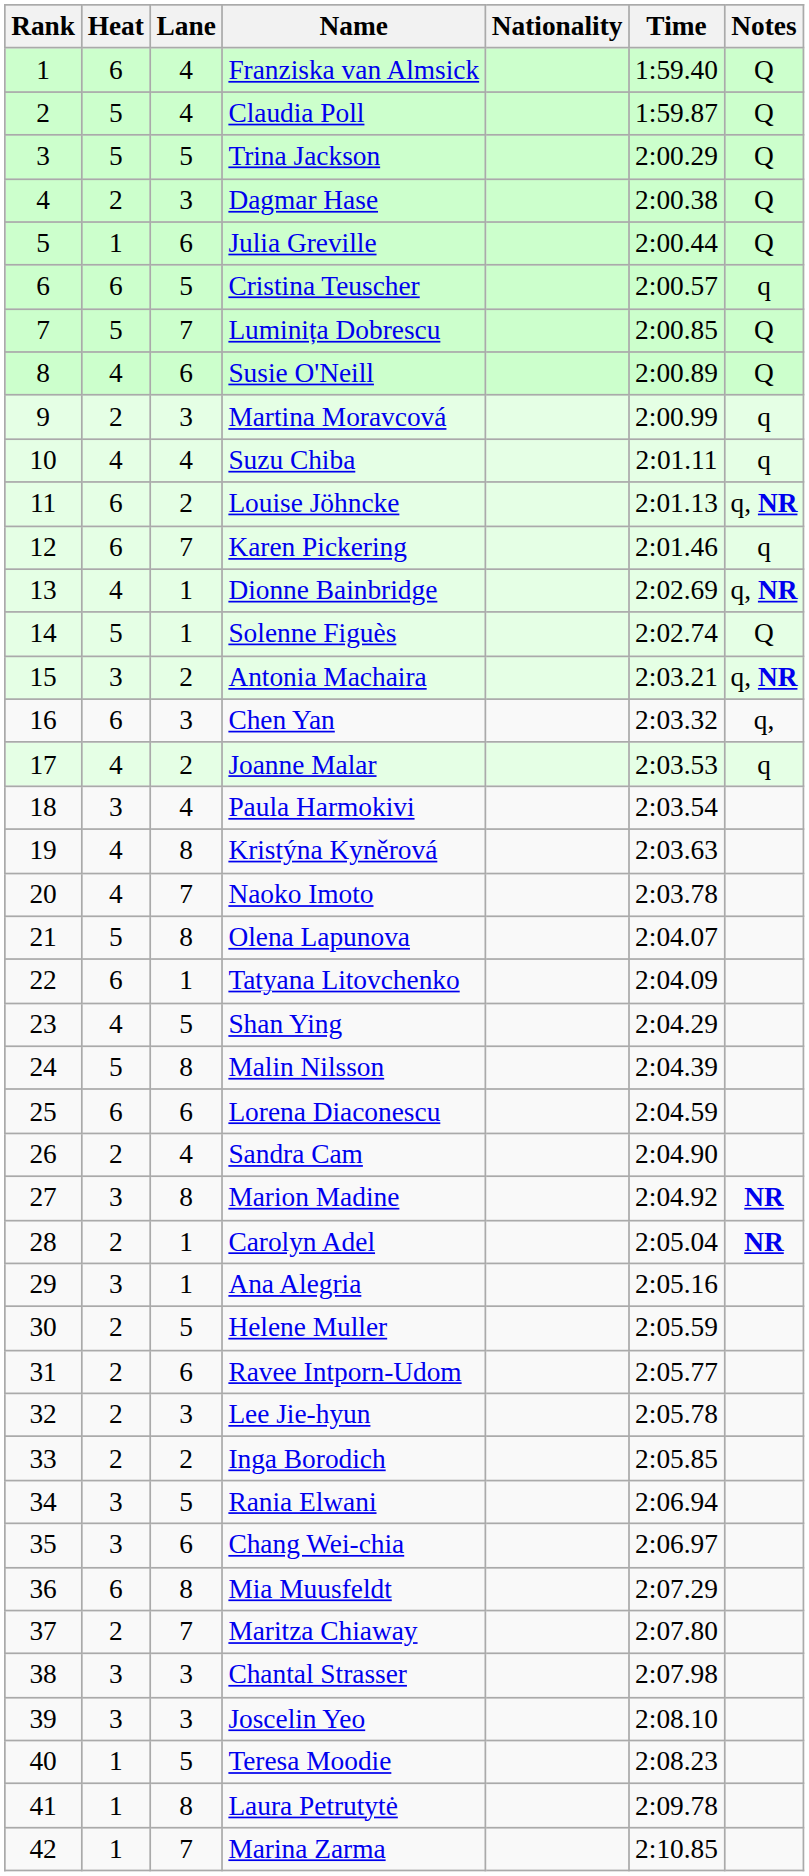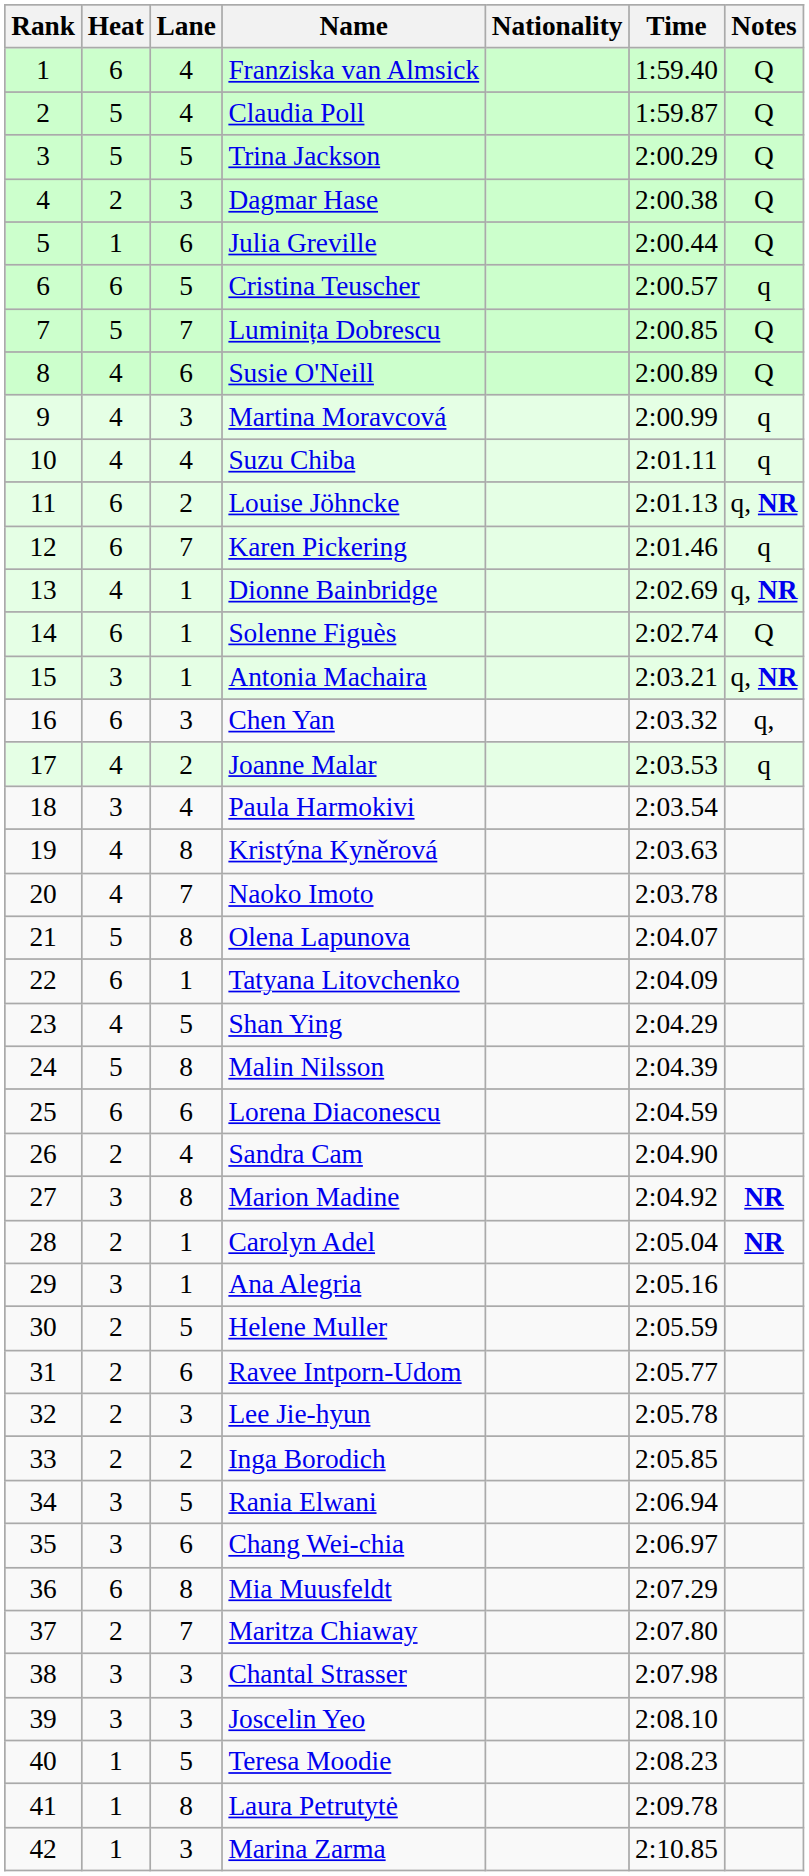(116, 416) 2 -> (116, 416) 4
(116, 633) 5 -> (116, 633) 6
(186, 677) 2 -> (186, 677) 1
(186, 1848) 7 -> (186, 1848) 3
